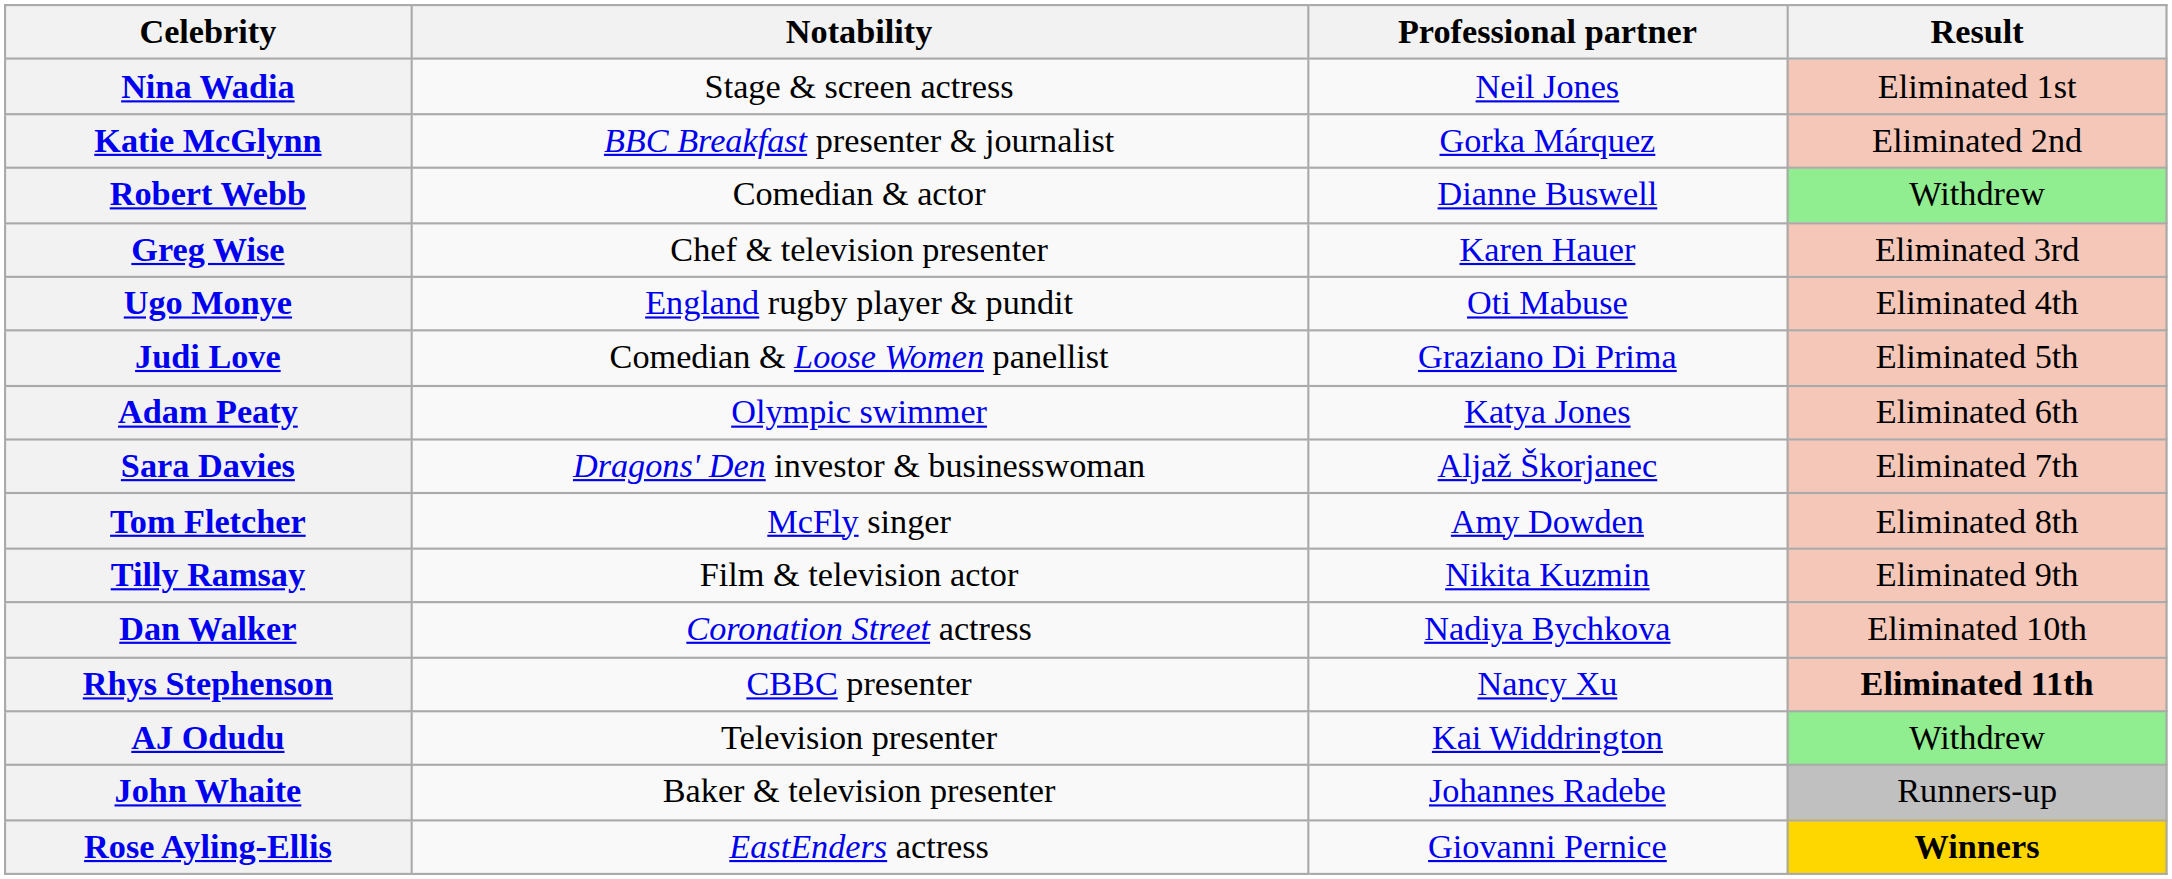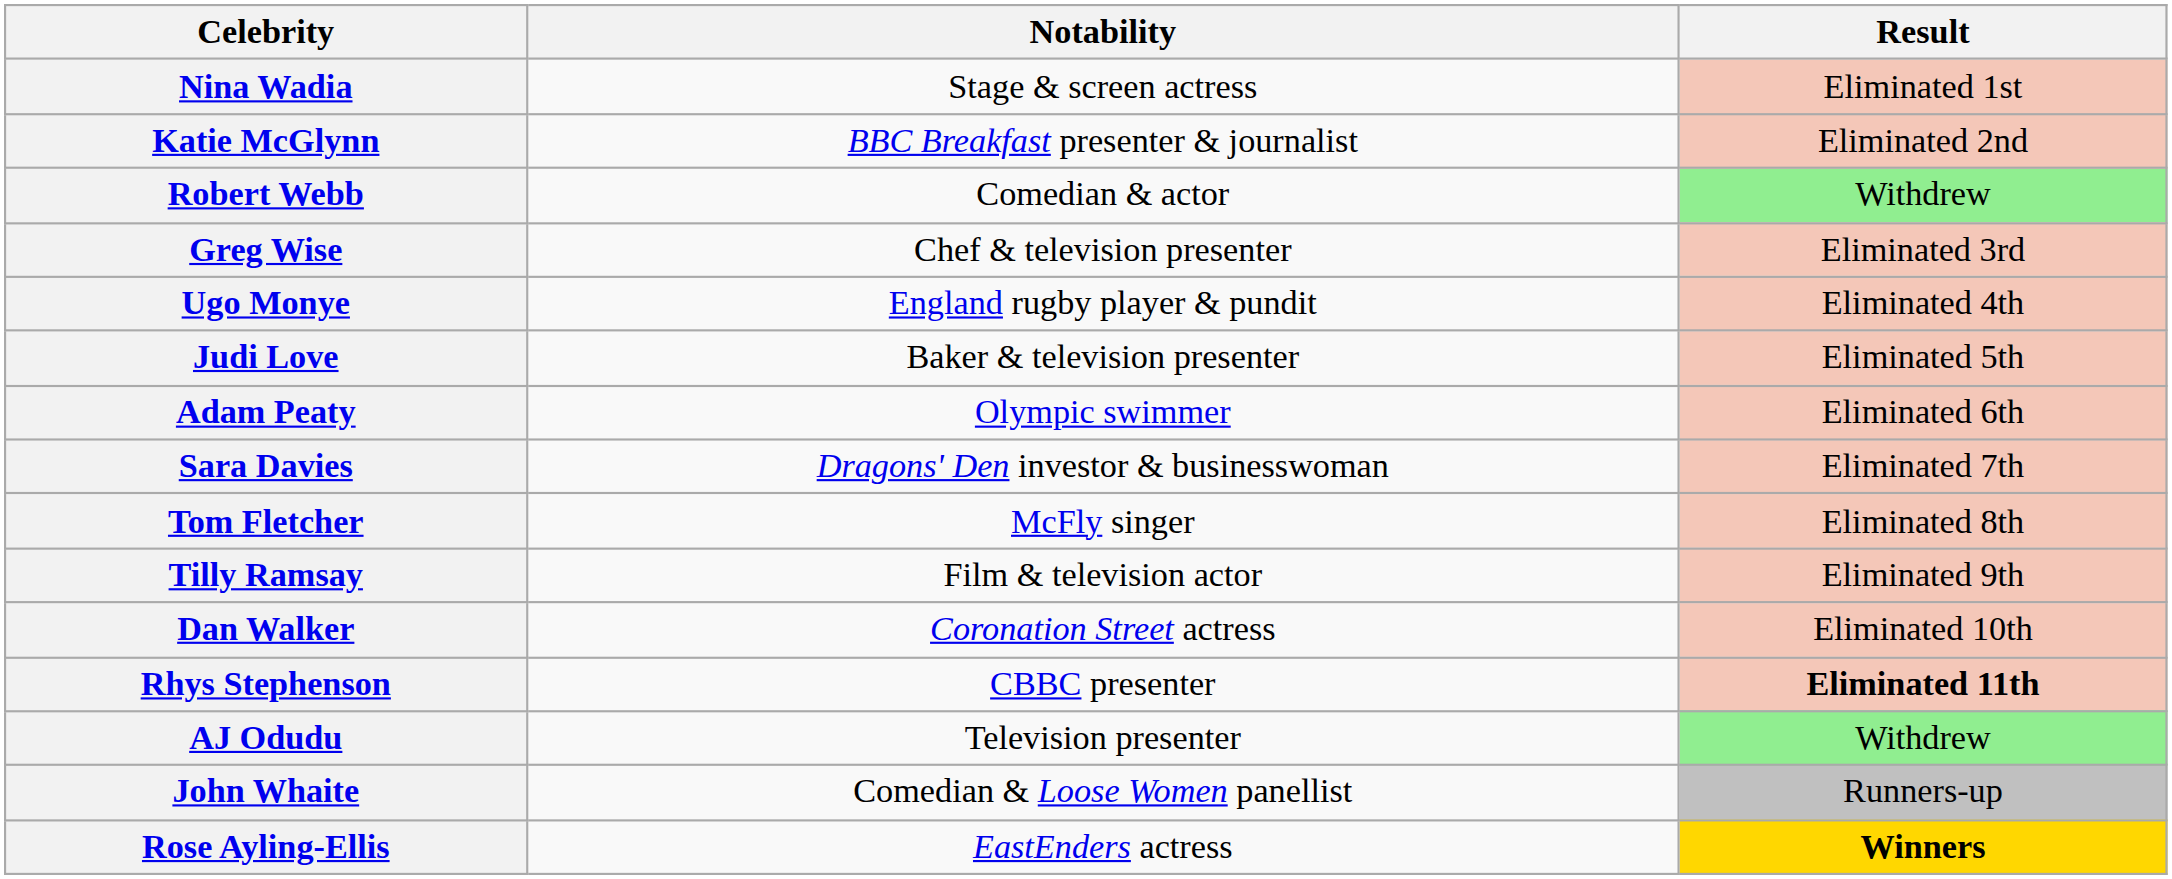- column: (1547, 31)
(859, 357) Comedian & Loose Women panellist -> (1103, 357) Baker & television presenter
(859, 791) Baker & television presenter -> (1103, 791) Comedian & Loose Women panellist
